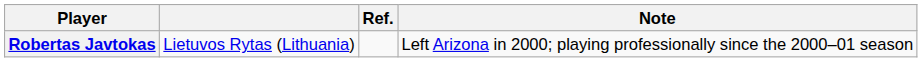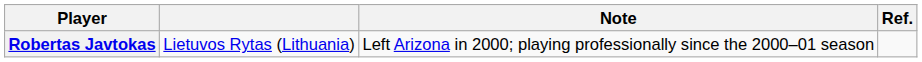columns swapped: (657, 18) <-> (378, 18)
